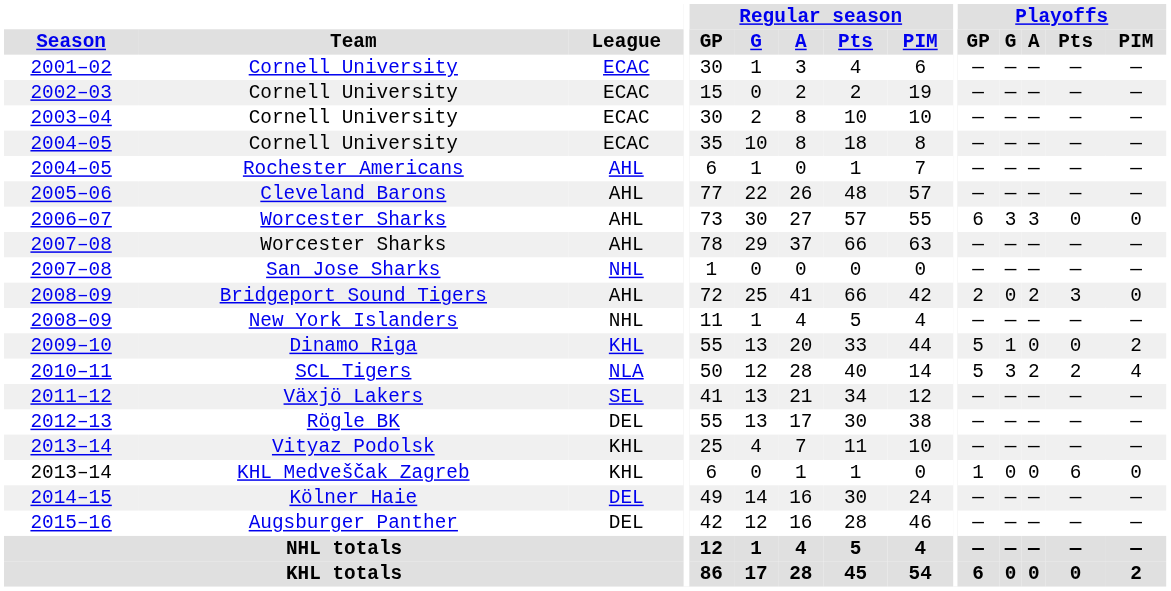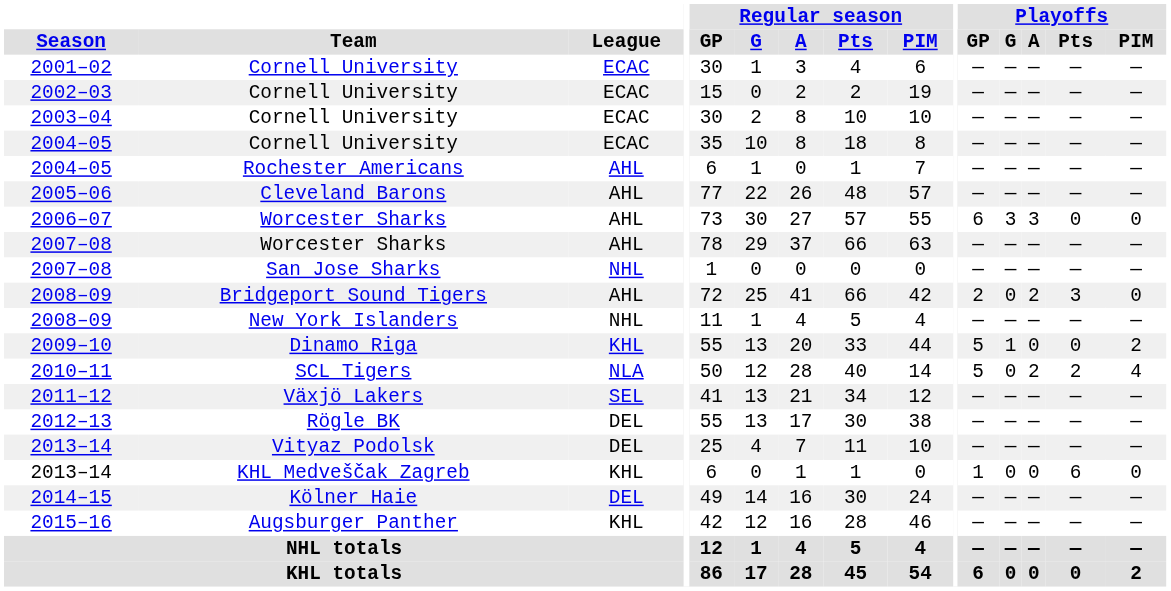(1011, 371) 3 -> (1011, 371) 0
(626, 447) KHL -> (626, 447) DEL
(626, 523) DEL -> (626, 523) KHL
